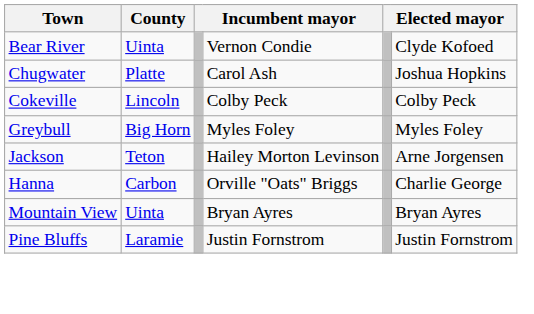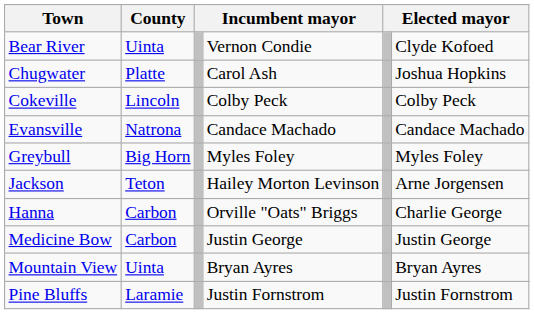+ row: (45, 128)
+ row: (60, 239)
